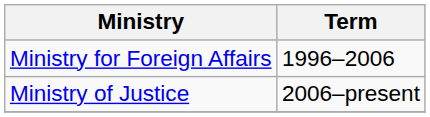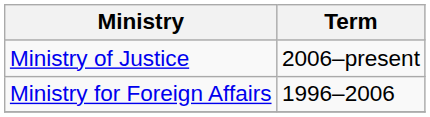rows swapped: (141, 58) <-> (100, 93)
